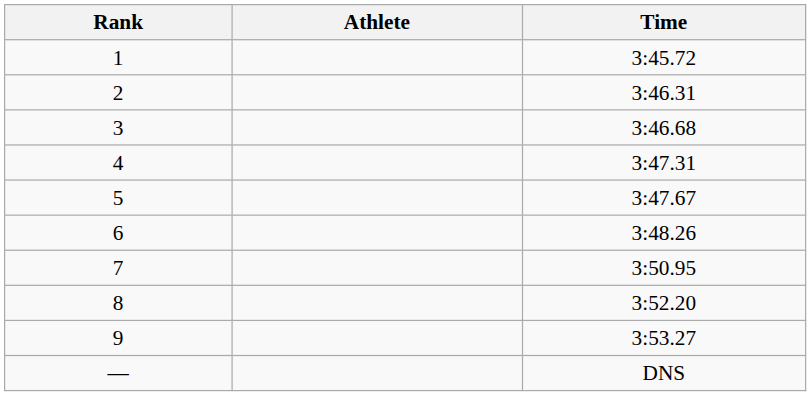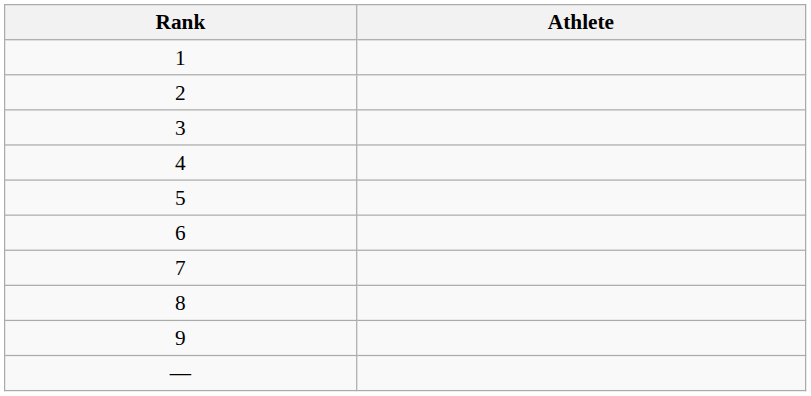- column: (664, 21)
